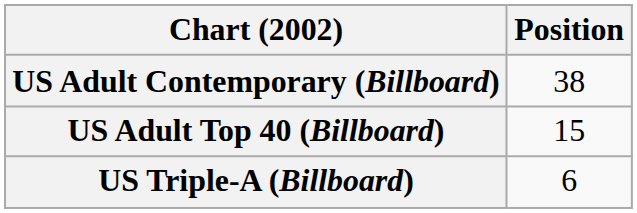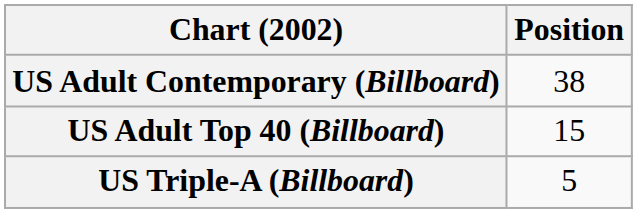(569, 181) 6 -> (569, 181) 5
